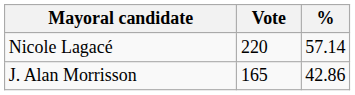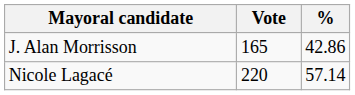rows swapped: (61, 47) <-> (73, 75)
